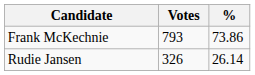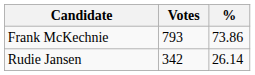(172, 59) 326 -> (172, 59) 342
